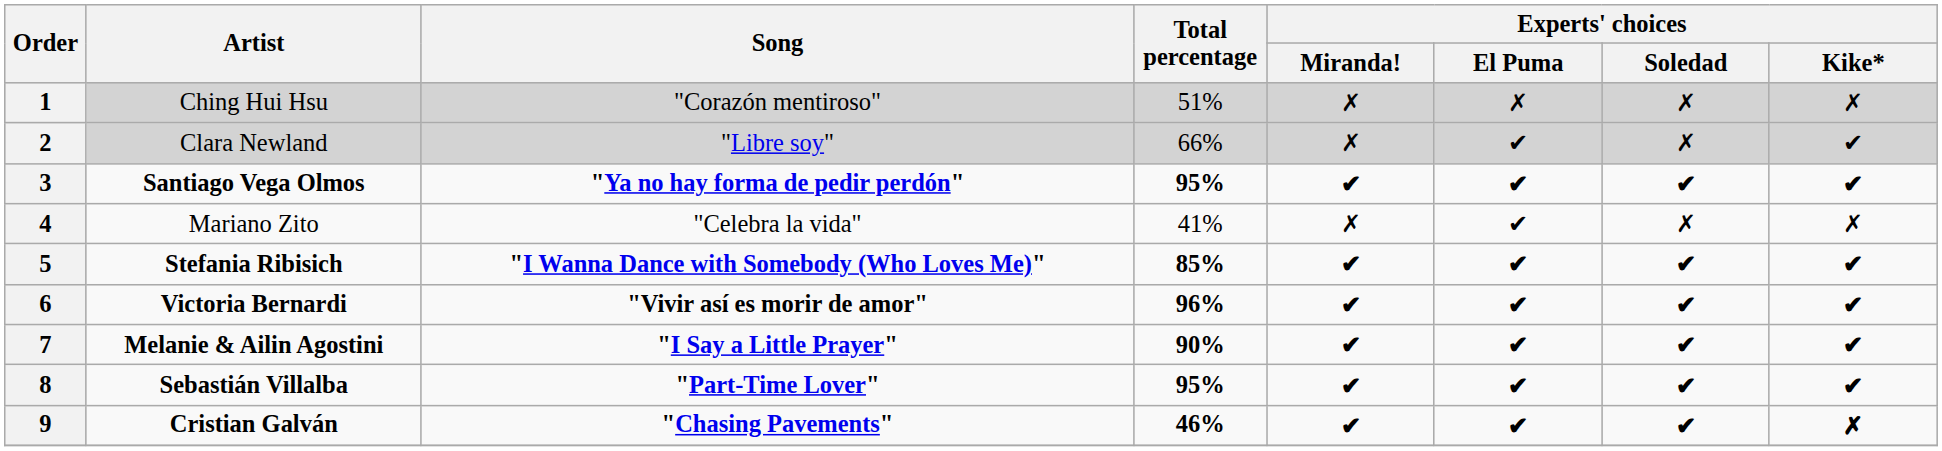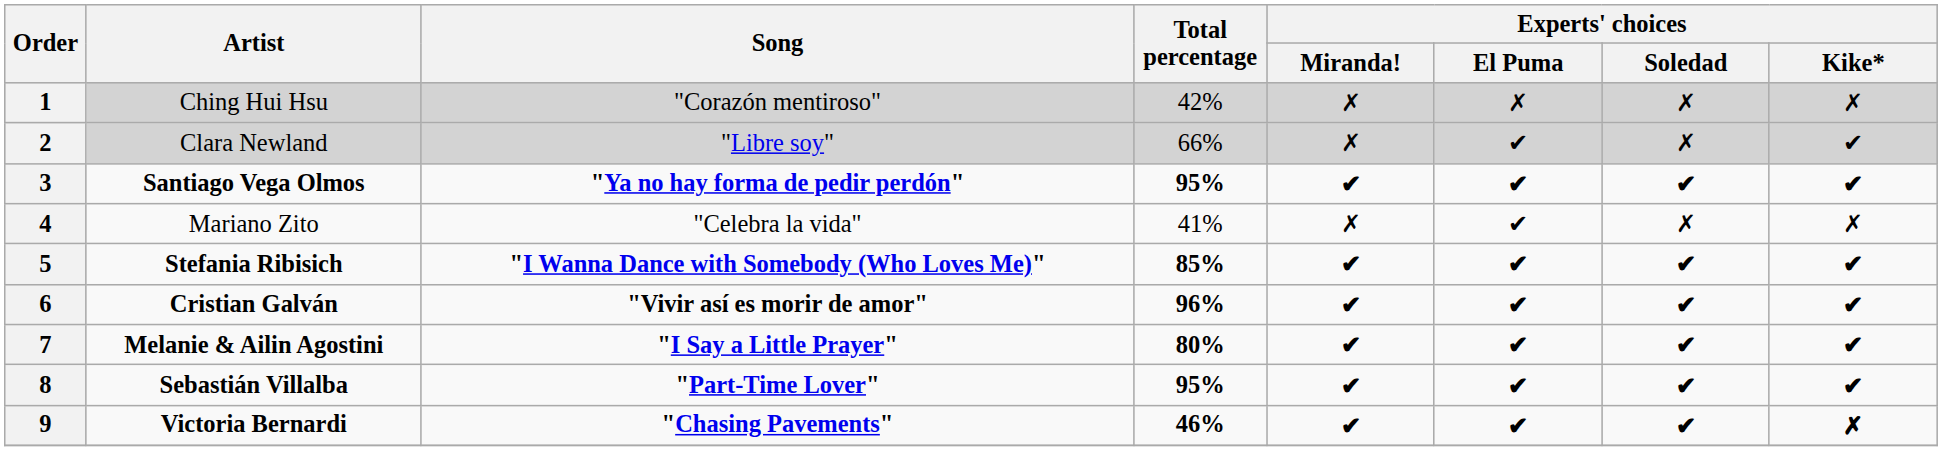(1200, 102) 51% -> (1200, 102) 42%
(254, 304) Victoria Bernardi -> (254, 304) Cristian Galván
(1200, 344) 90% -> (1200, 344) 80%
(254, 425) Cristian Galván -> (254, 425) Victoria Bernardi
